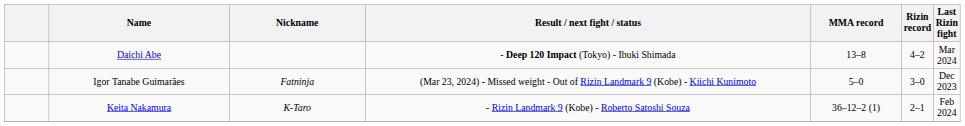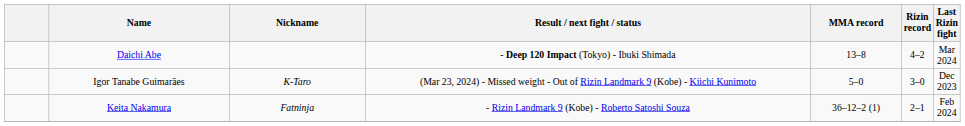(297, 81) Fatninja -> (297, 81) K-Taro
(297, 108) K-Taro -> (297, 108) Fatninja
